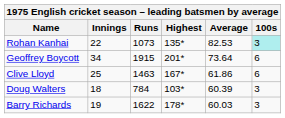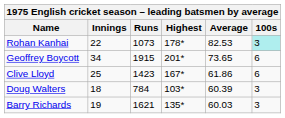(174, 43) 135* -> (174, 43) 178*
(220, 58) 73.64 -> (220, 58) 73.65
(144, 74) 1463 -> (144, 74) 1423
(144, 105) 1622 -> (144, 105) 1621
(174, 105) 178* -> (174, 105) 135*
